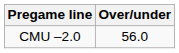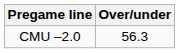(135, 36) 56.0 -> (135, 36) 56.3
